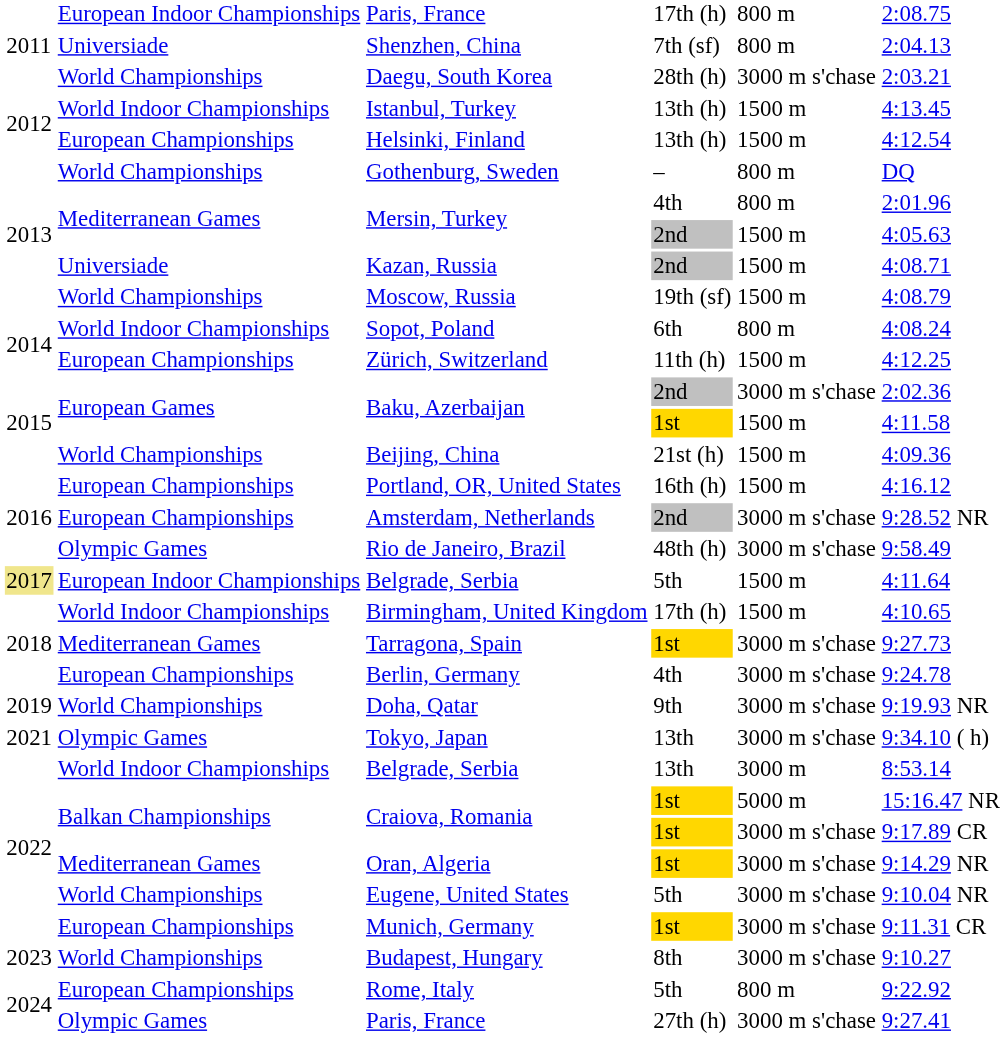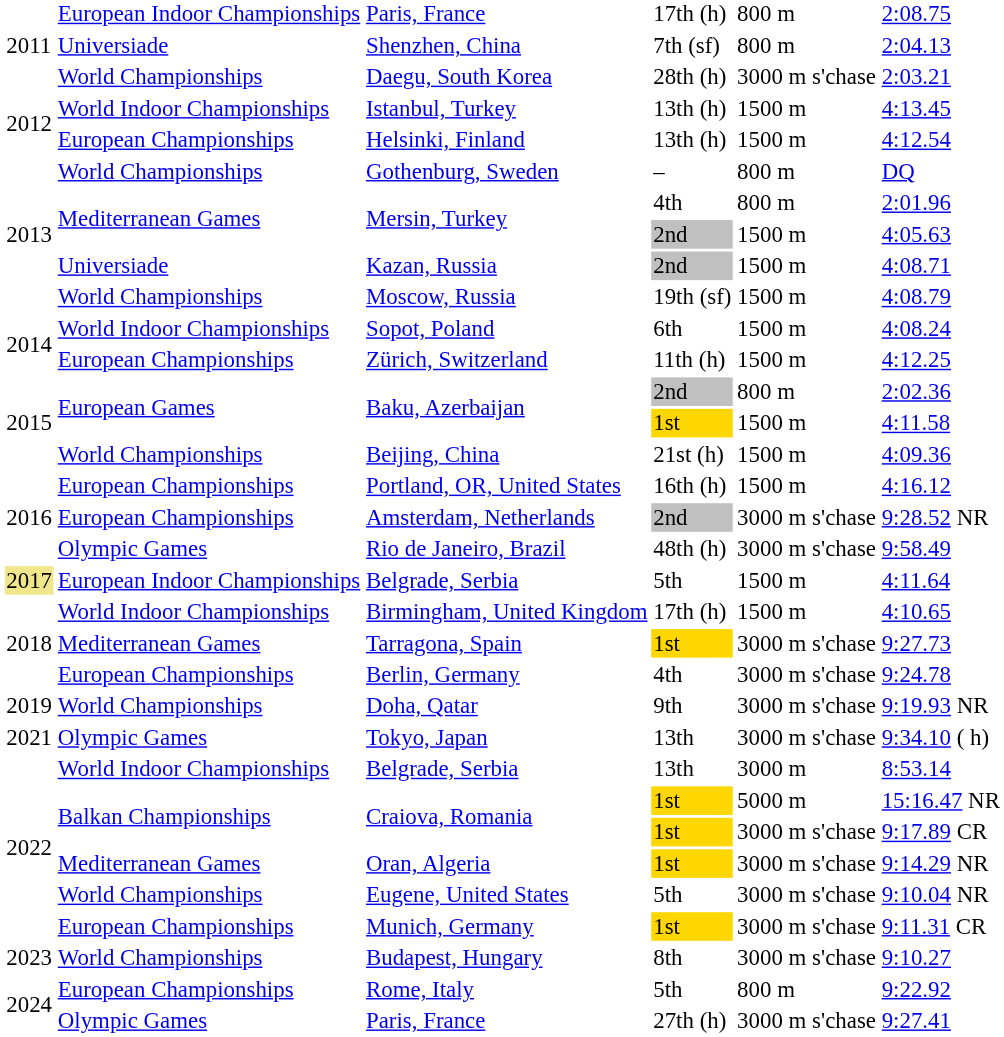(766, 328) 800 m -> (772, 328) 1500 m
(807, 391) 3000 m s'chase -> (766, 391) 800 m
